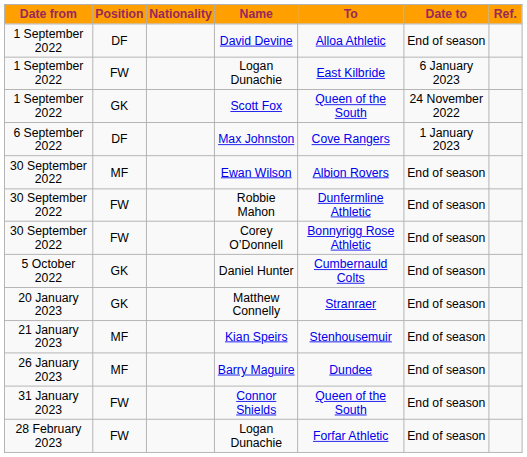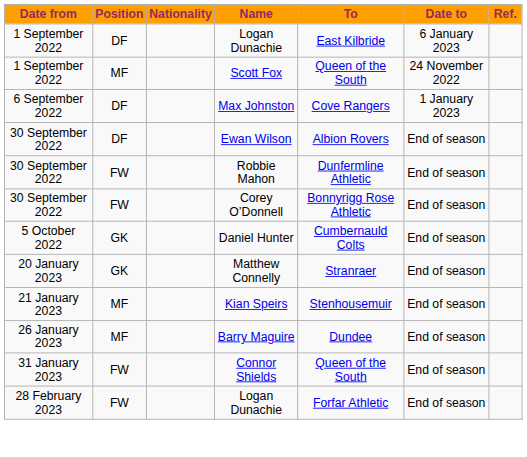- row: (48, 41)
(119, 74) FW -> (119, 41) DF
(119, 106) GK -> (119, 74) MF
(119, 172) MF -> (119, 139) DF
